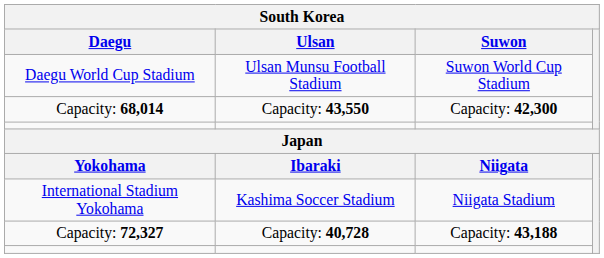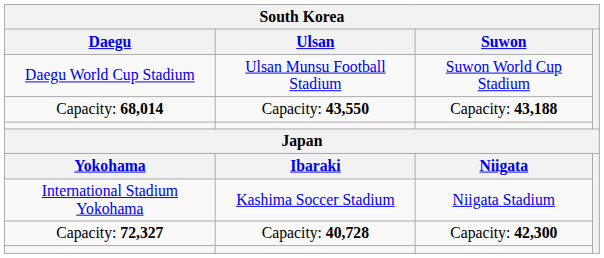(504, 109) Capacity: 42,300 -> (504, 109) Capacity: 43,188
(504, 233) Capacity: 43,188 -> (504, 233) Capacity: 42,300
